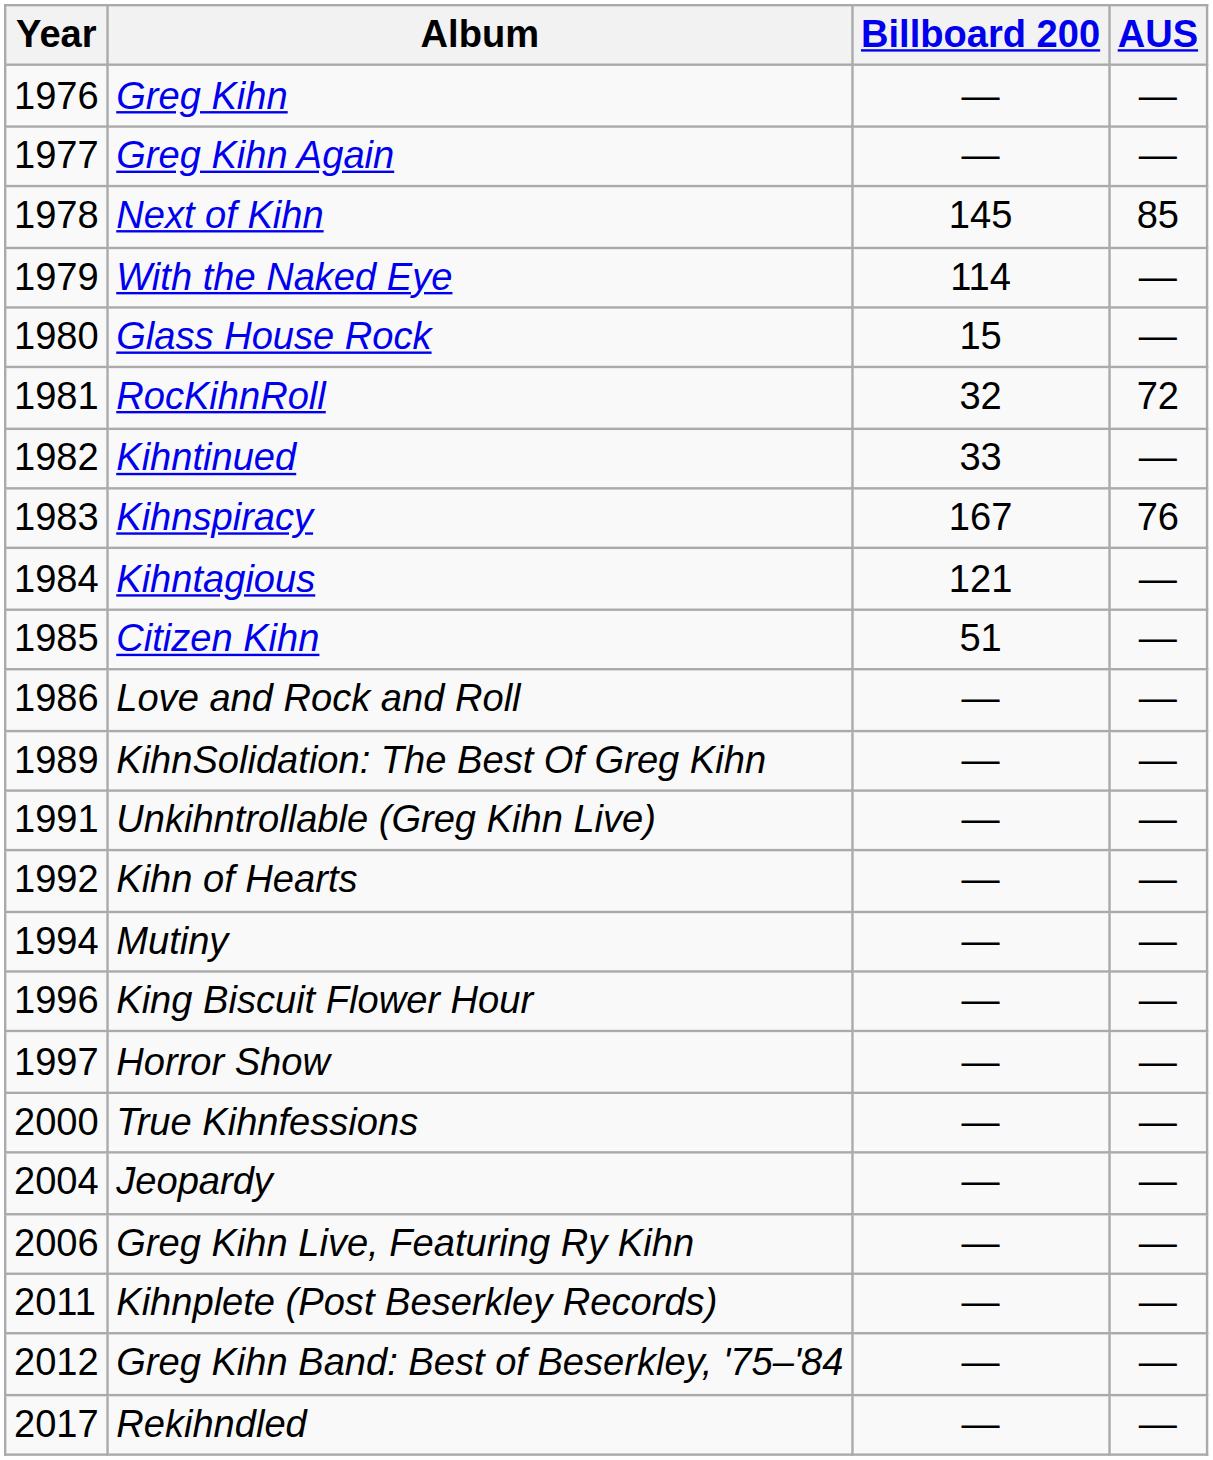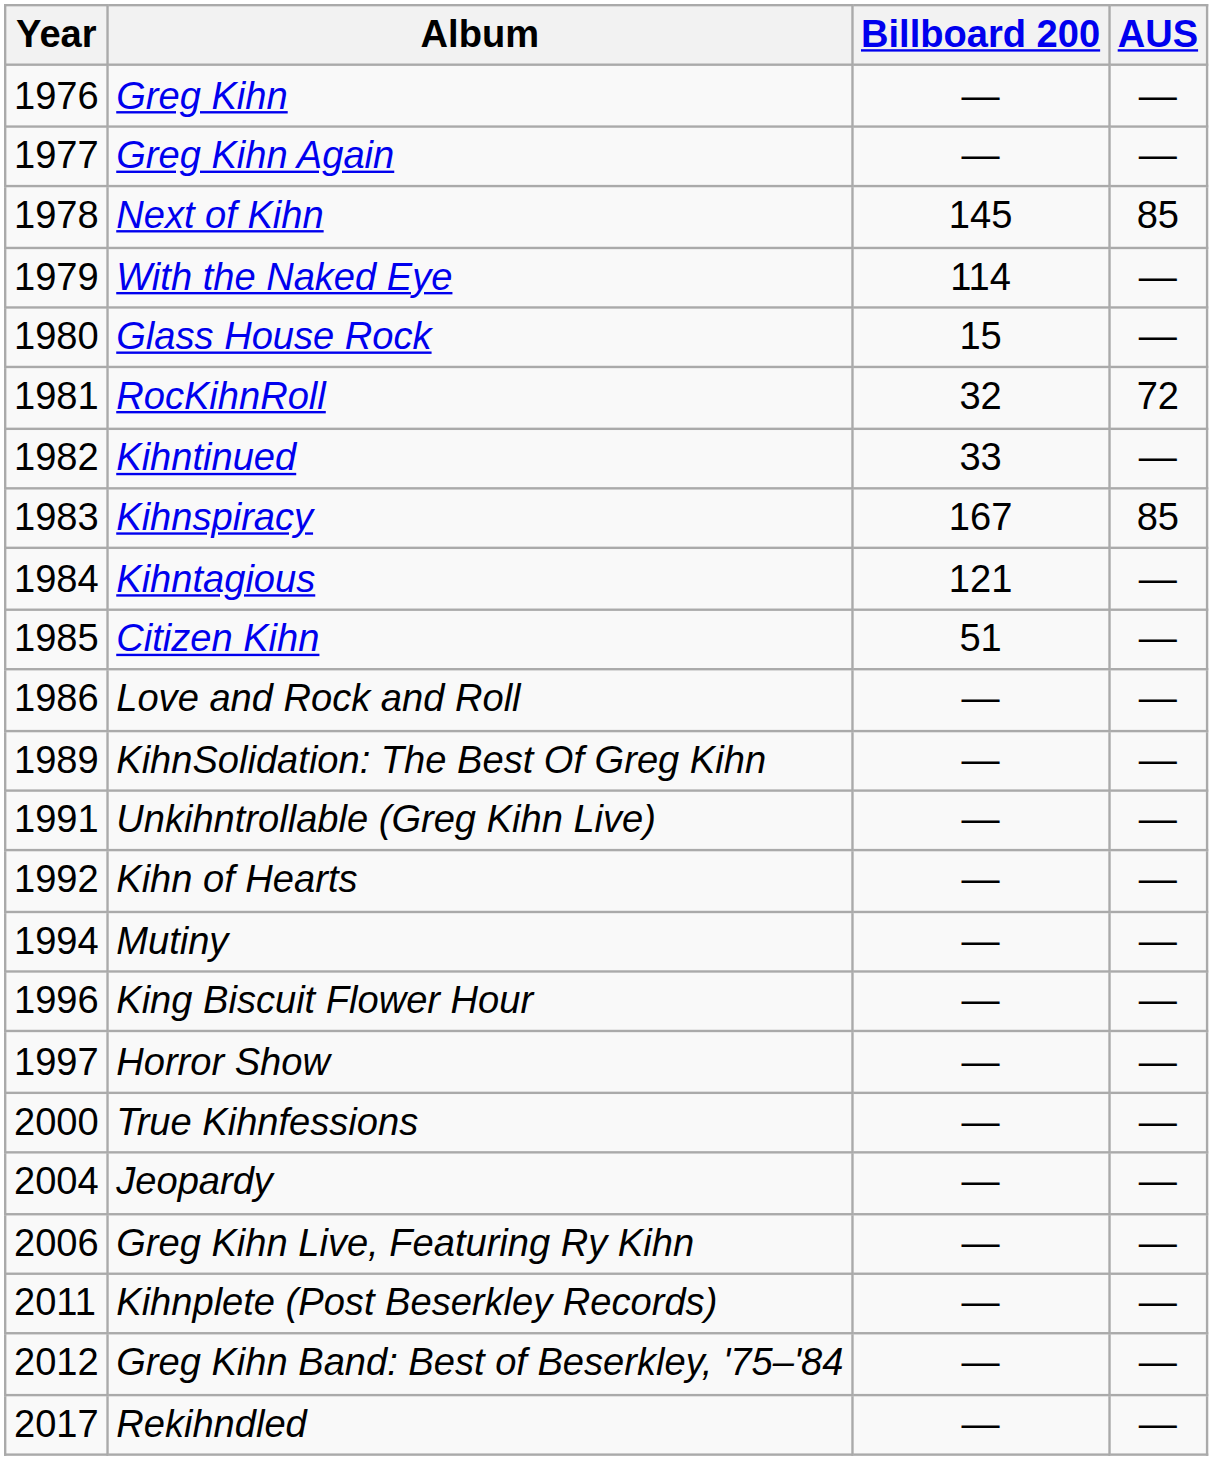(1158, 517) 76 -> (1158, 517) 85
